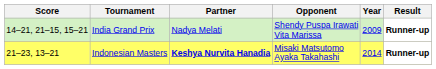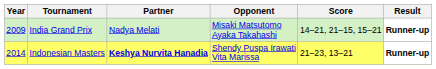columns swapped: (372, 12) <-> (47, 12)
(316, 30) Shendy Puspa Irawati Vita Marissa -> (247, 30) Misaki Matsutomo Ayaka Takahashi
(309, 53) Misaki Matsutomo Ayaka Takahashi -> (254, 53) Shendy Puspa Irawati Vita Marissa
